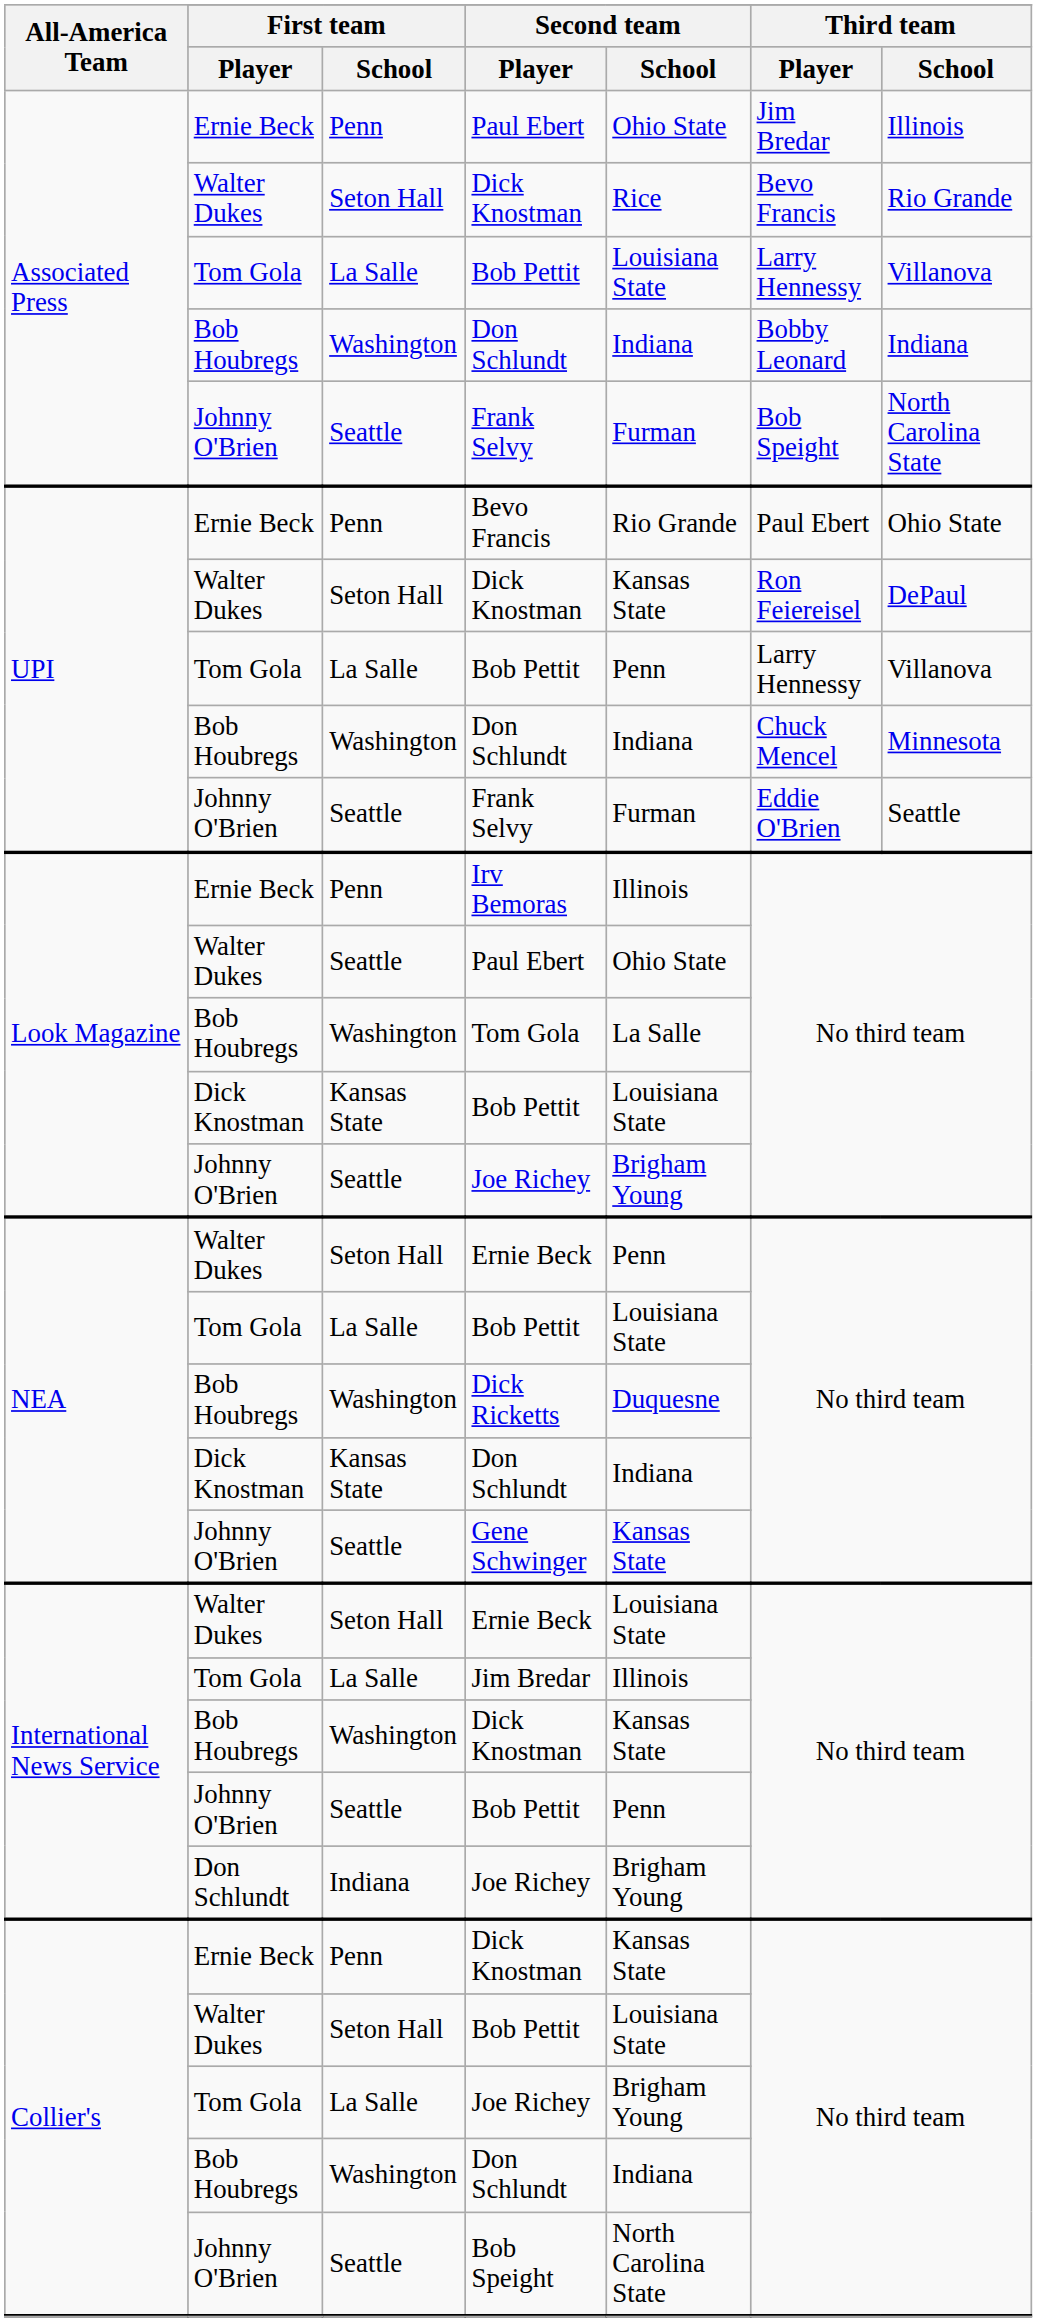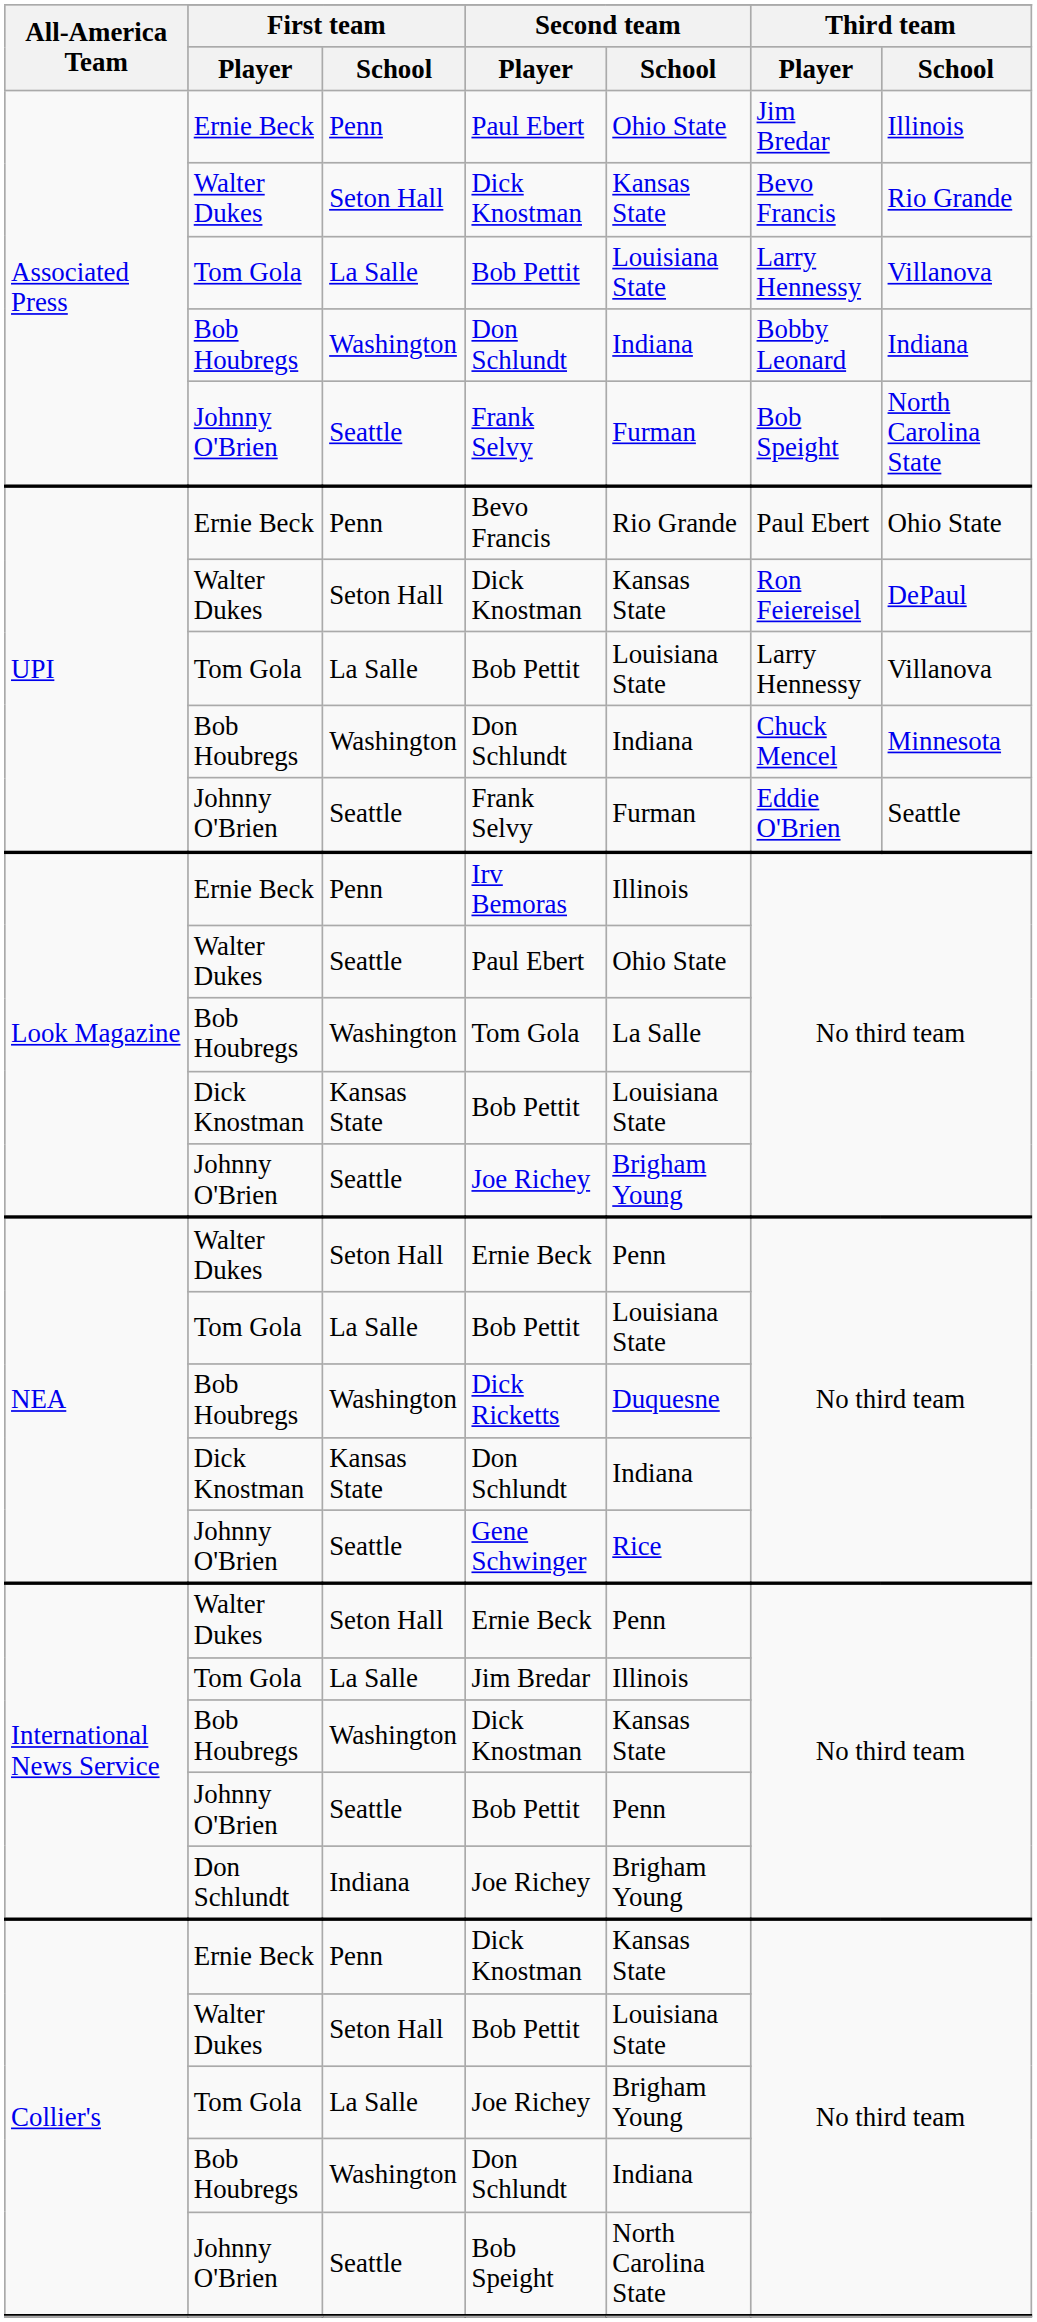(637, 199) Rice -> (651, 199) Kansas State
(639, 668) Penn -> (665, 668) Louisiana State
(651, 1546) Kansas State -> (637, 1546) Rice
(665, 1620) Louisiana State -> (639, 1620) Penn
